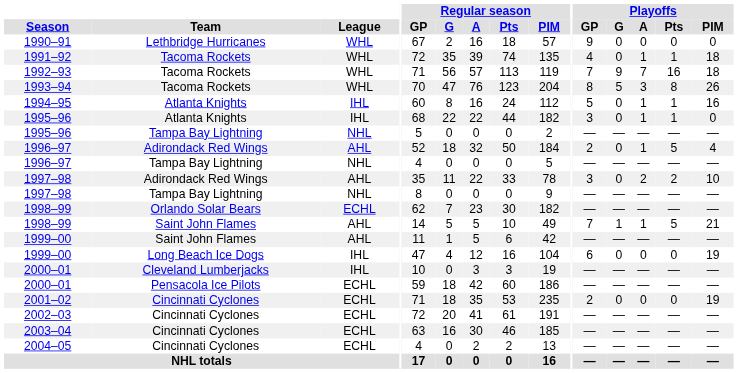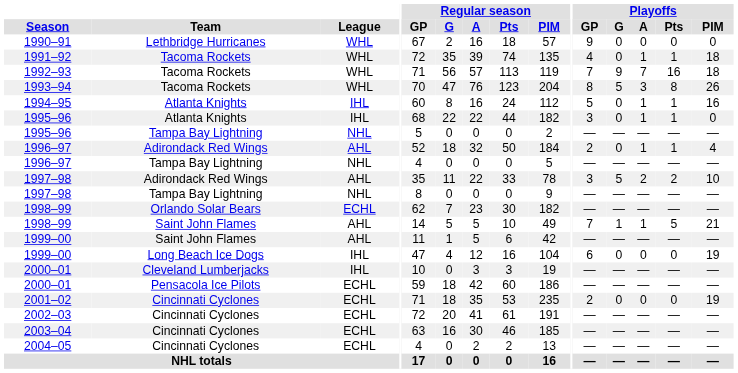(674, 148) 5 -> (674, 148) 1
(619, 178) 0 -> (619, 178) 5
